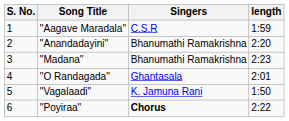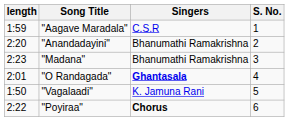columns swapped: (21, 12) <-> (266, 12)
(156, 76) normal -> (160, 76) bold
